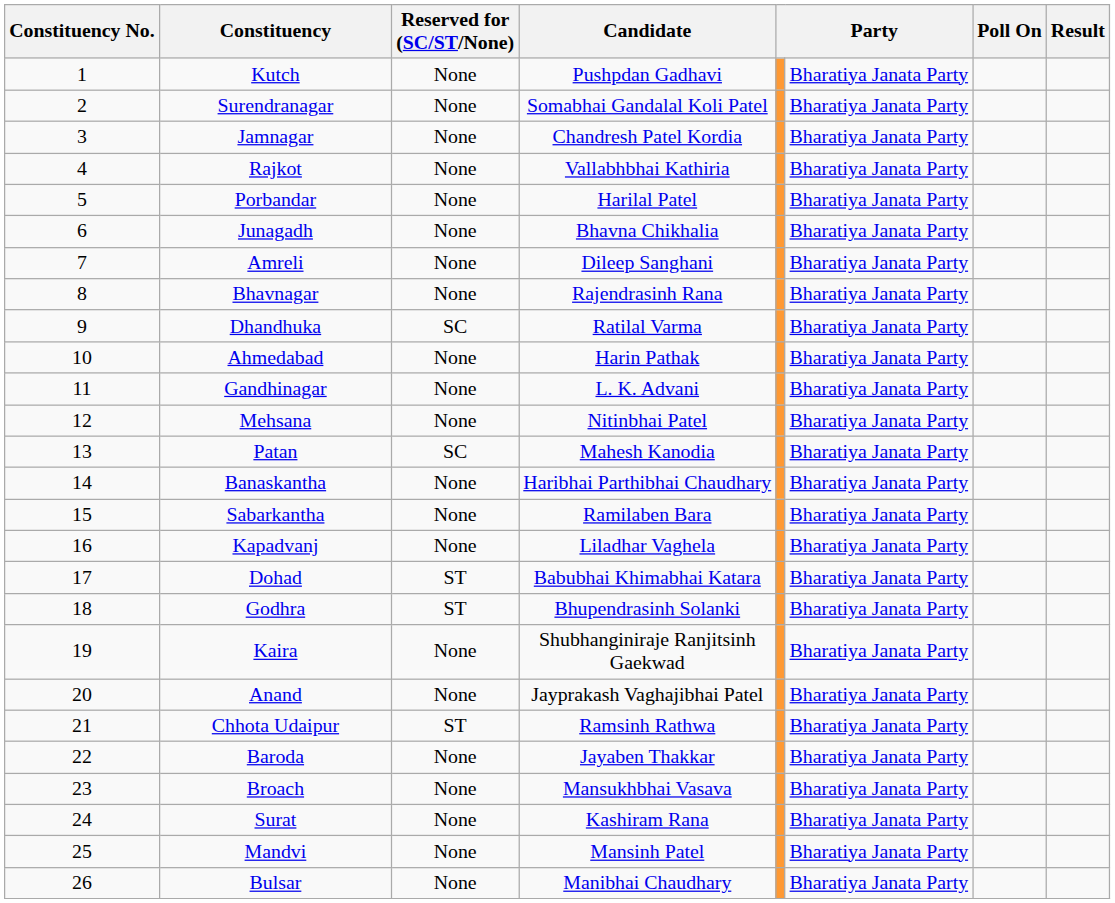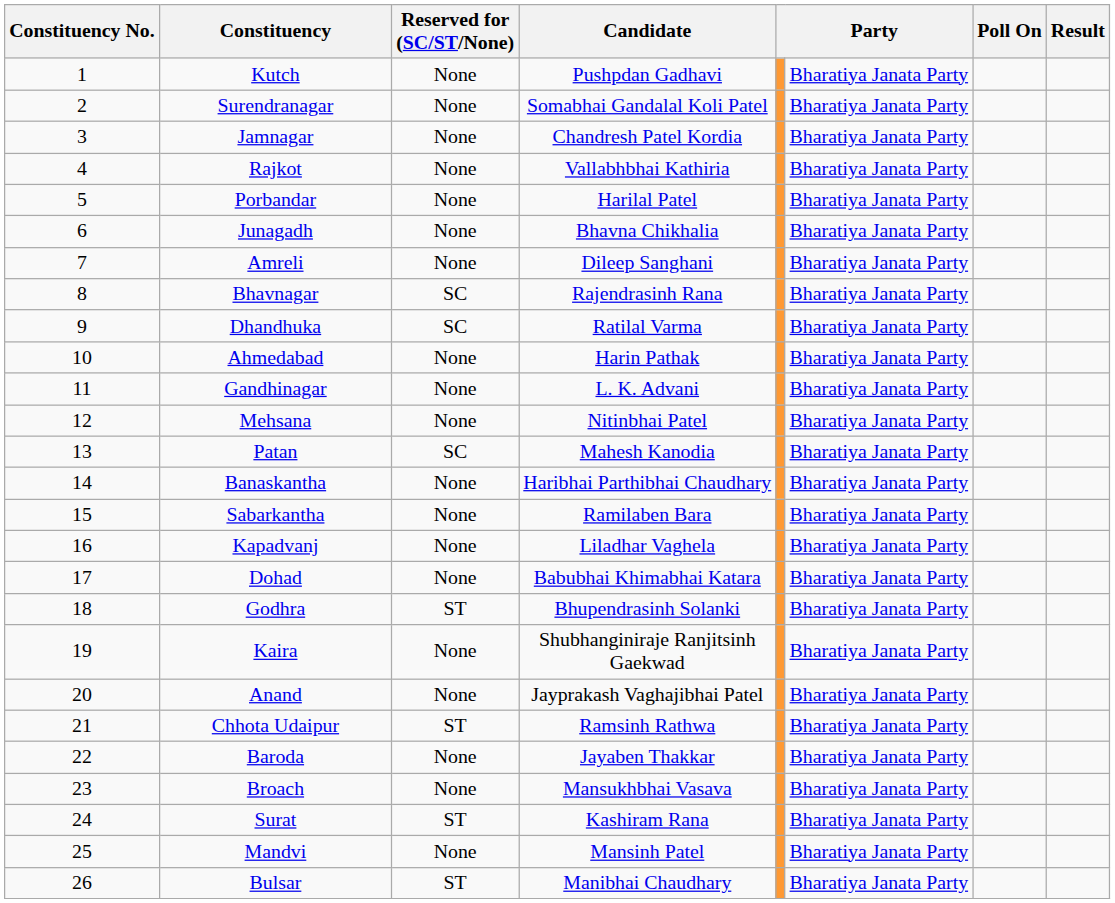(455, 294) None -> (455, 294) SC
(455, 577) ST -> (455, 577) None
(455, 820) None -> (455, 820) ST
(455, 882) None -> (455, 882) ST
